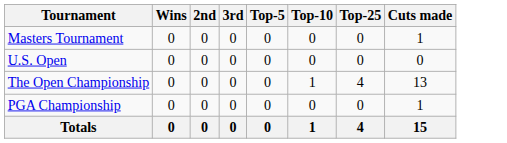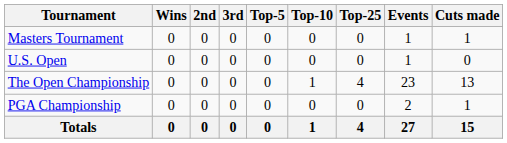+ column: (408, 15)
